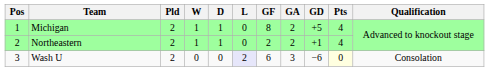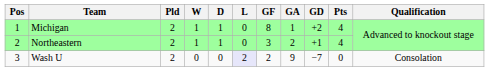(293, 27) 2 -> (293, 27) 1
(317, 27) +5 -> (317, 27) +2
(269, 43) 2 -> (269, 43) 3
(269, 58) 6 -> (269, 58) 2
(293, 58) 3 -> (293, 58) 9
(317, 58) −6 -> (317, 58) −7
(341, 58) lightyellow background -> (341, 58) no background
